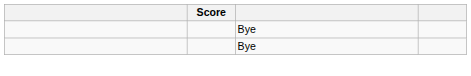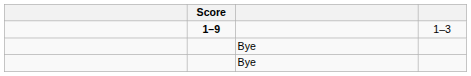+ row: (211, 29)
